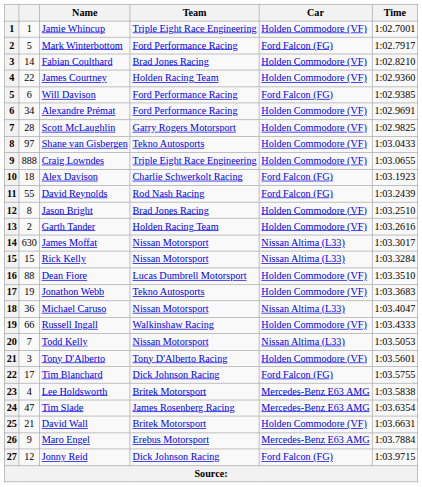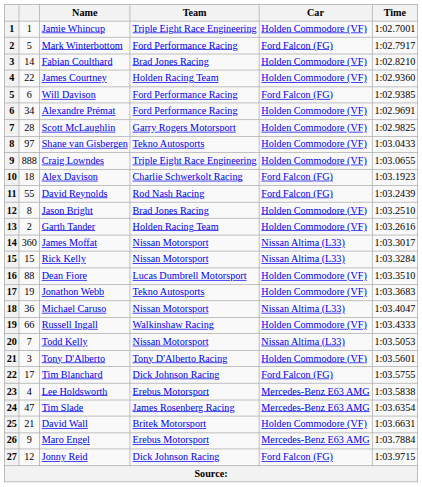(29, 243) 630 -> (29, 243) 360
(169, 391) Britek Motorsport -> (171, 391) Erebus Motorsport
